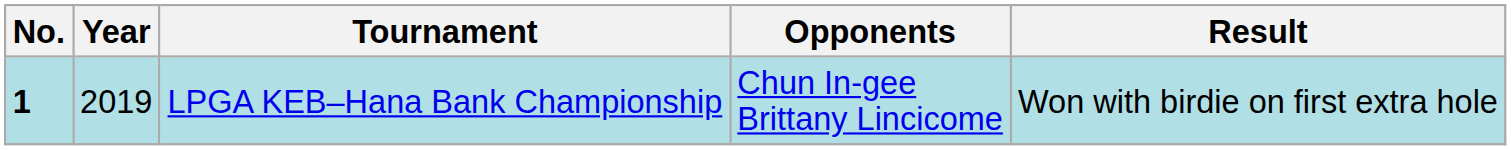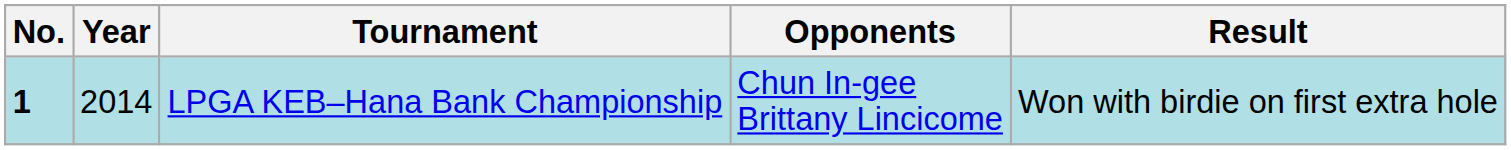(116, 101) 2019 -> (116, 101) 2014
